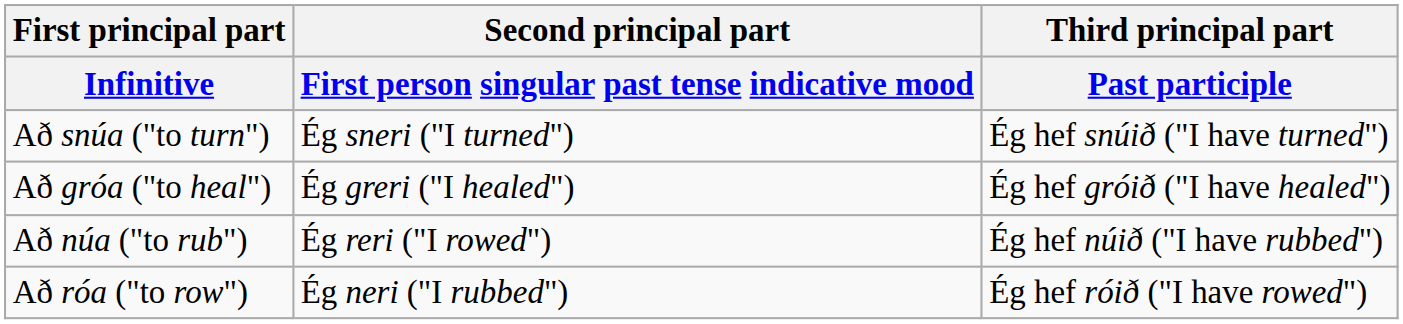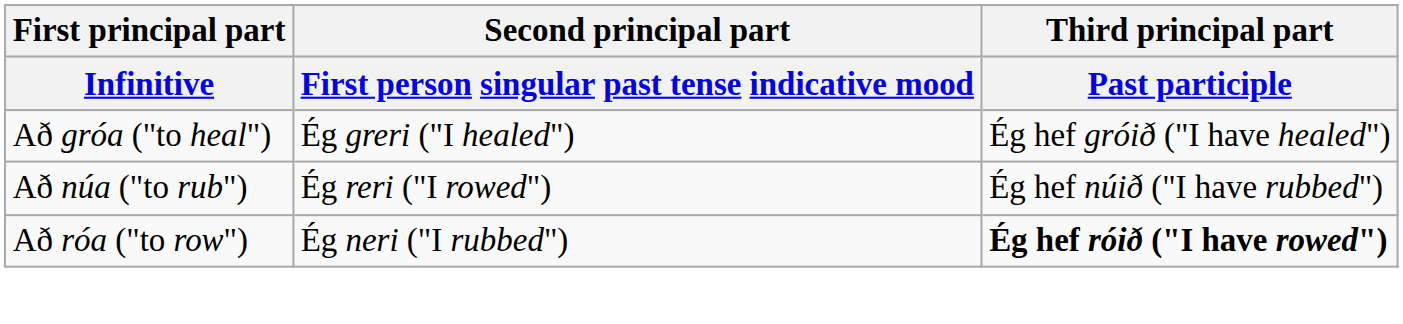- row: (141, 135)
(1178, 291) normal -> (1188, 239) bold
